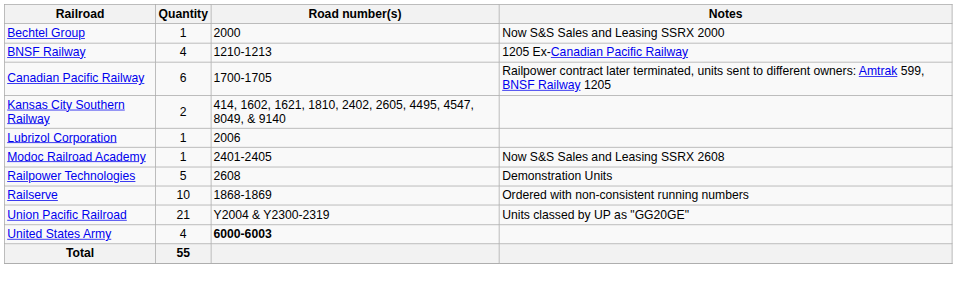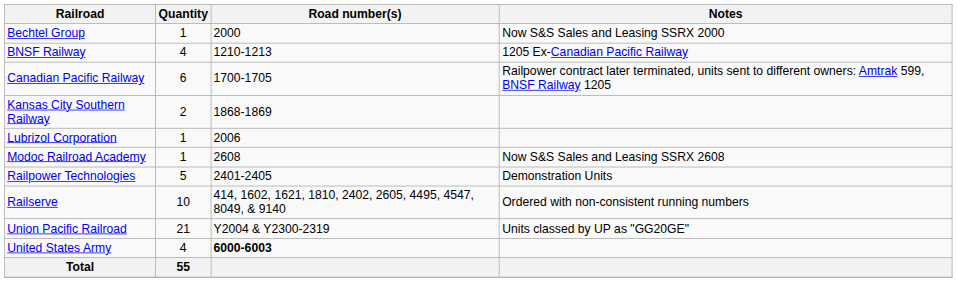(344, 111) 414, 1602, 1621, 1810, 2402, 2605, 4495, 4547, 8049, & 9140 -> (243, 111) 1868-1869
(243, 157) 2401-2405 -> (227, 157) 2608
(227, 176) 2608 -> (243, 176) 2401-2405
(243, 195) 1868-1869 -> (344, 202) 414, 1602, 1621, 1810, 2402, 2605, 4495, 4547, 8049, & 9140
